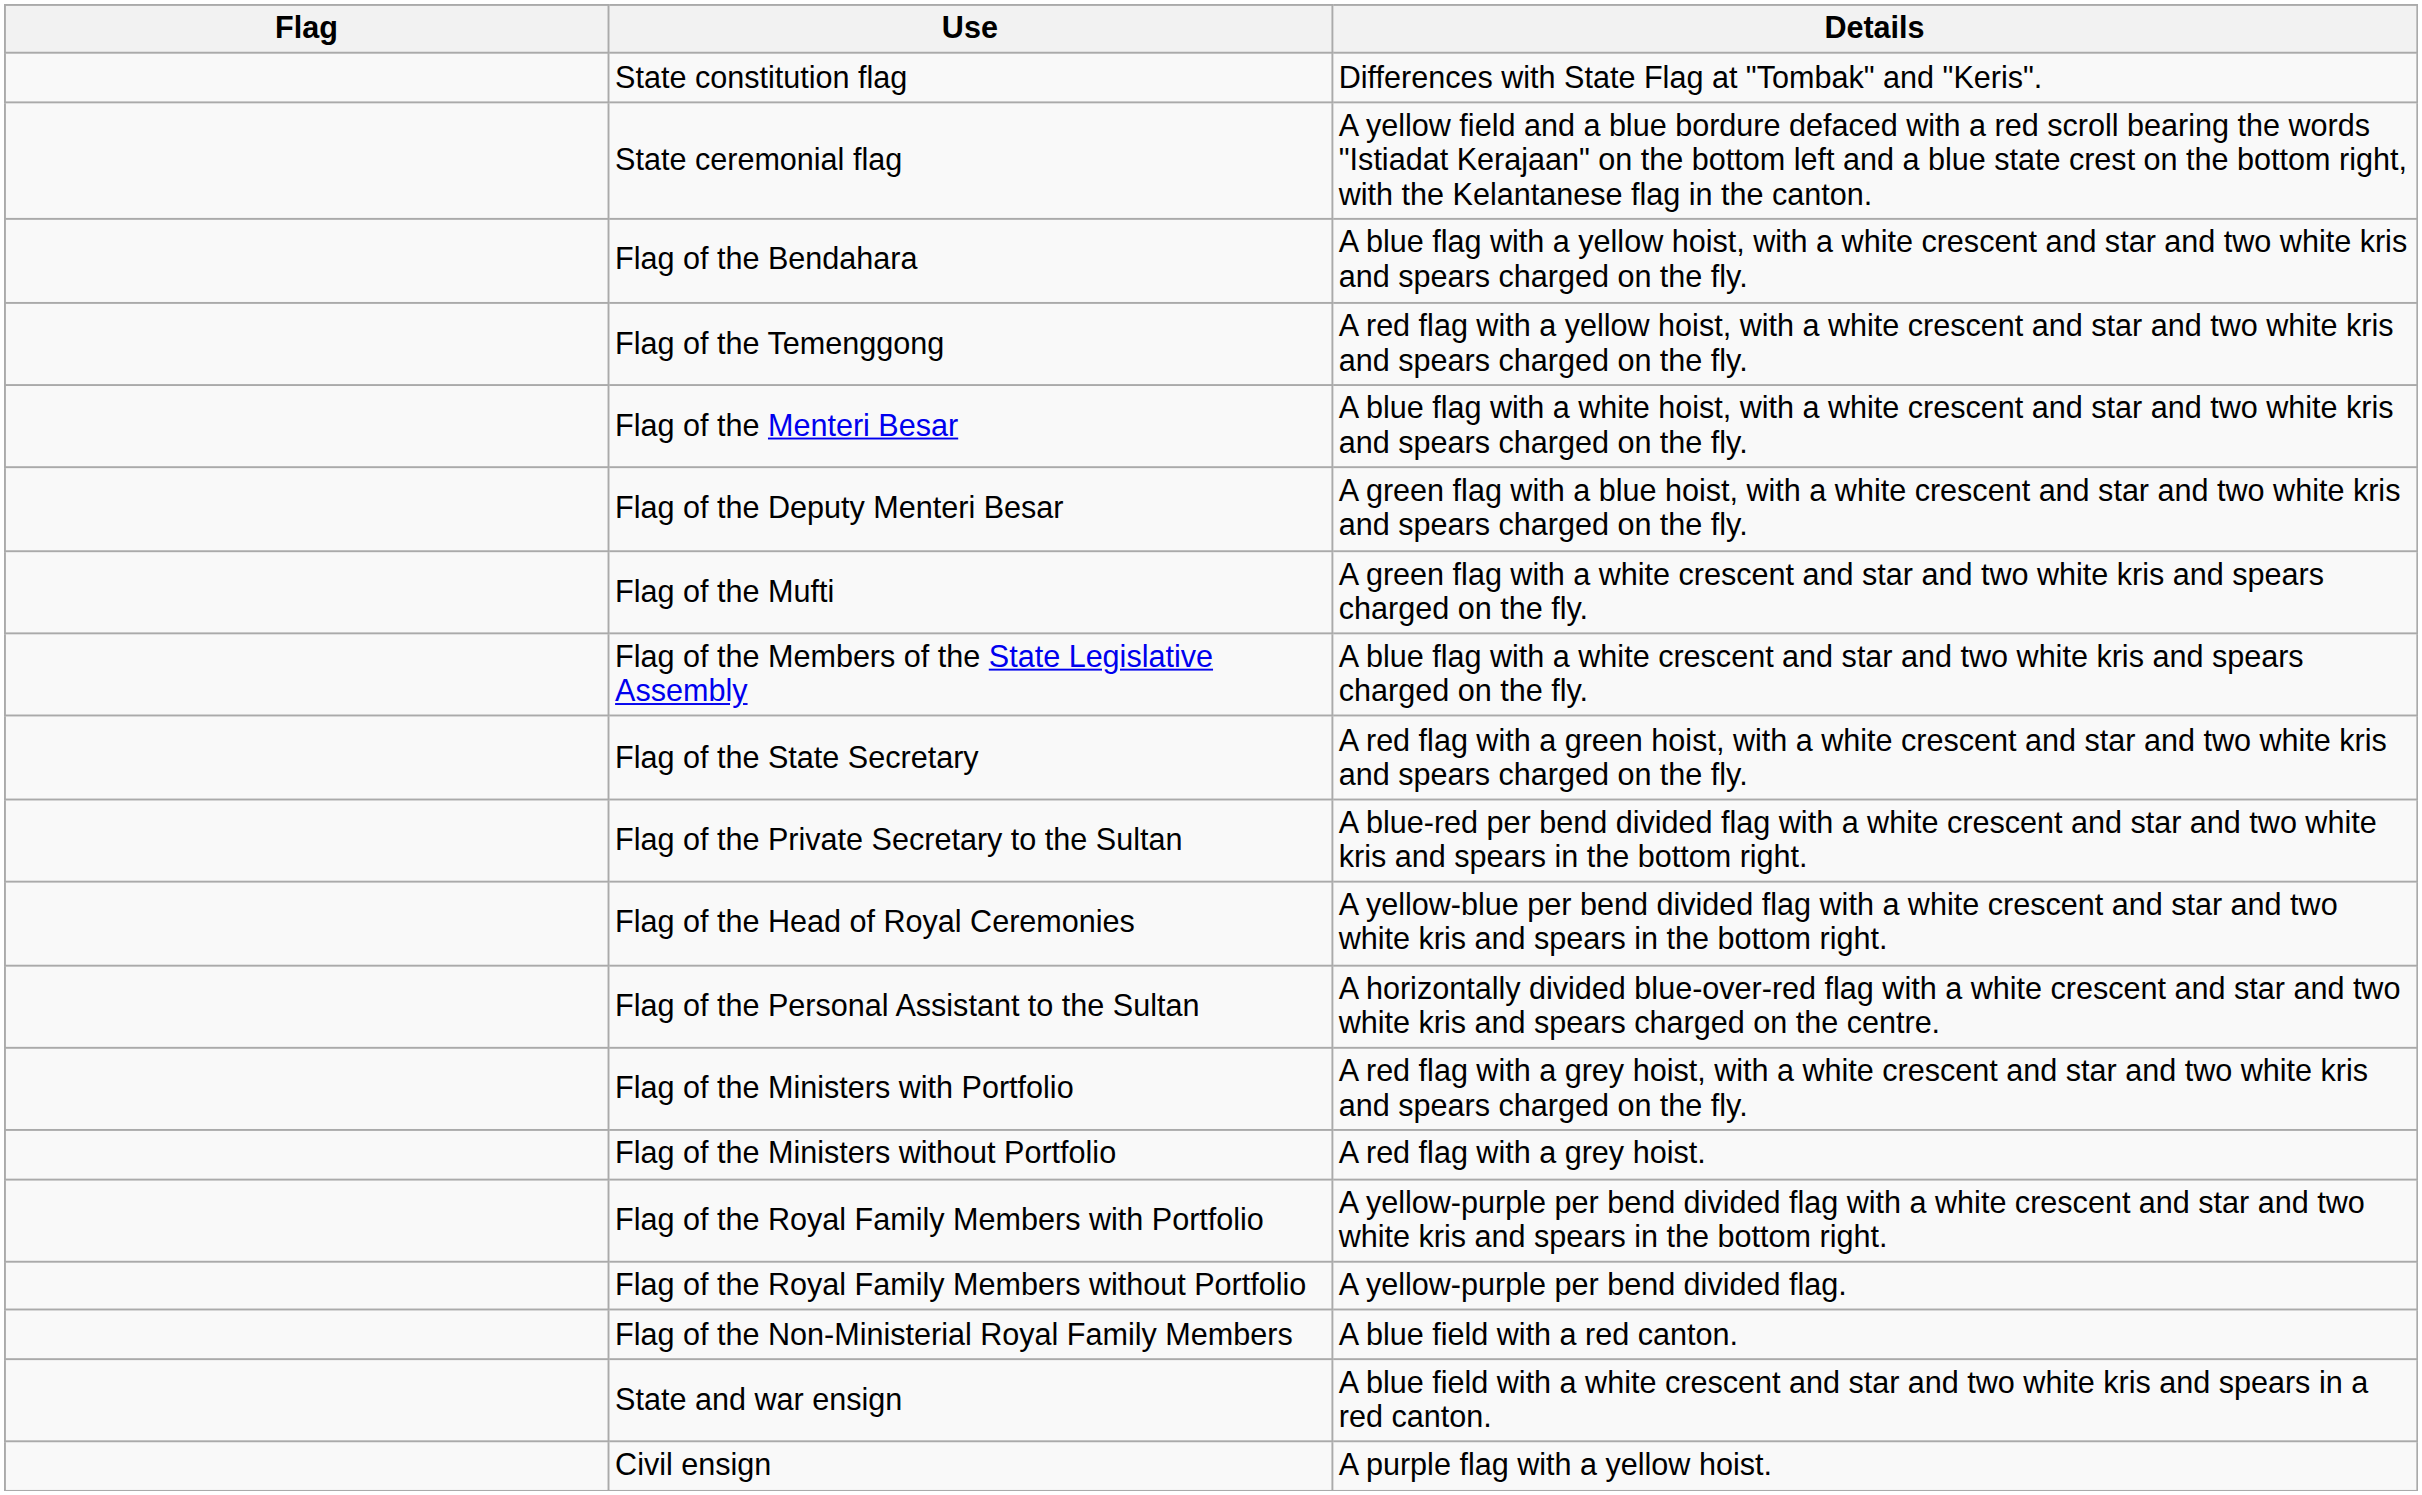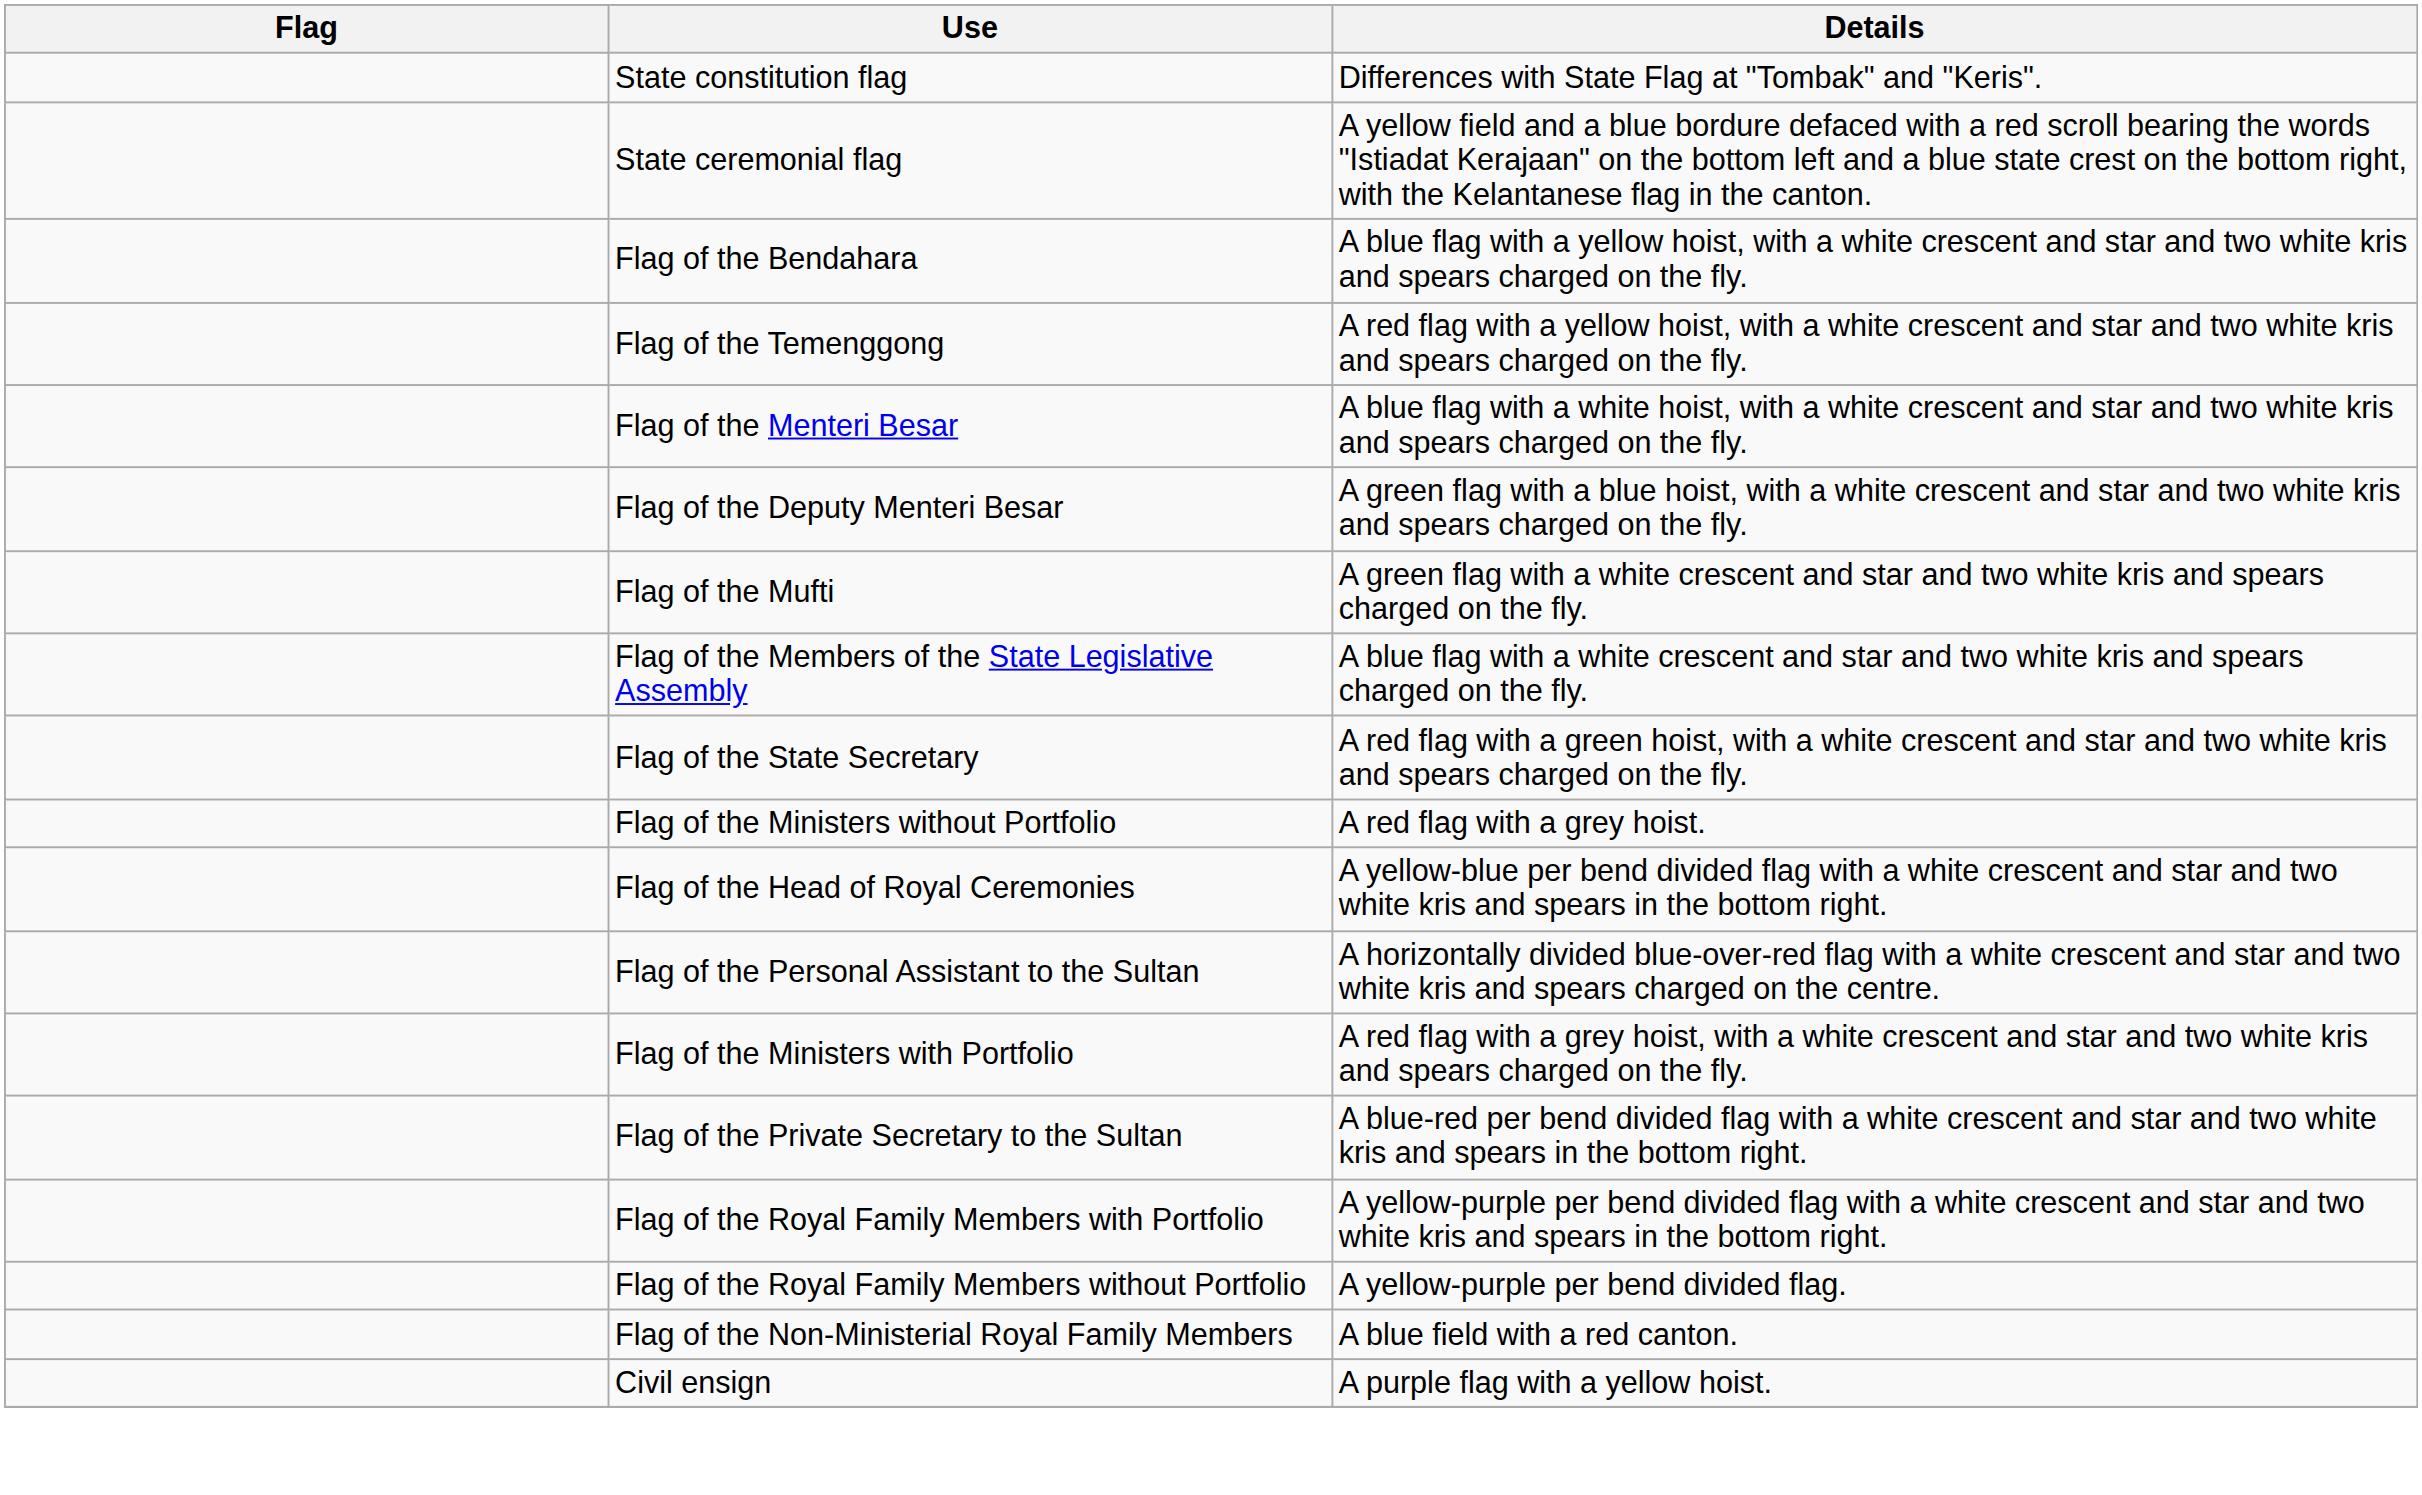rows swapped: (899, 840) <-> (866, 1154)
- row: (759, 1399)
